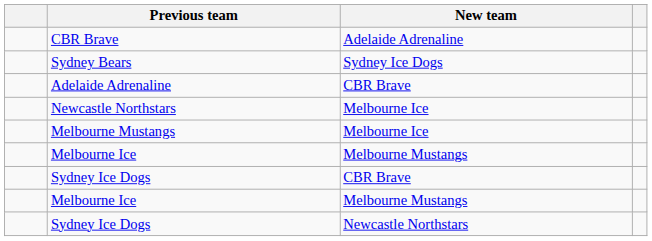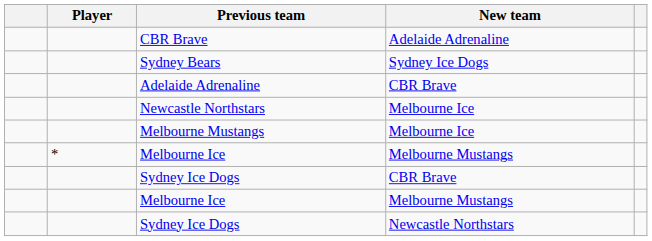+ column: (92, 16)
